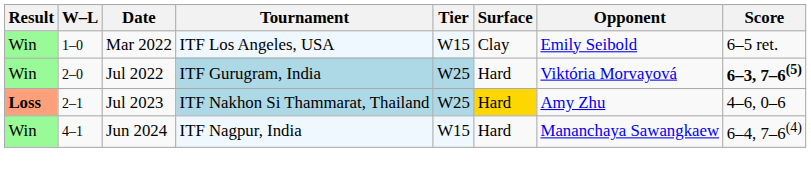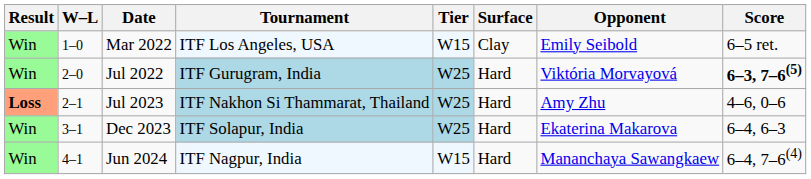(494, 102) gold background -> (494, 102) no background
+ row: (138, 128)
